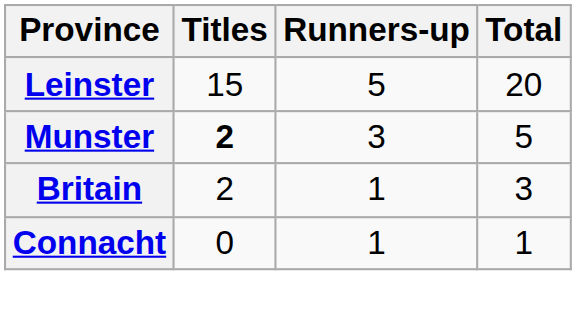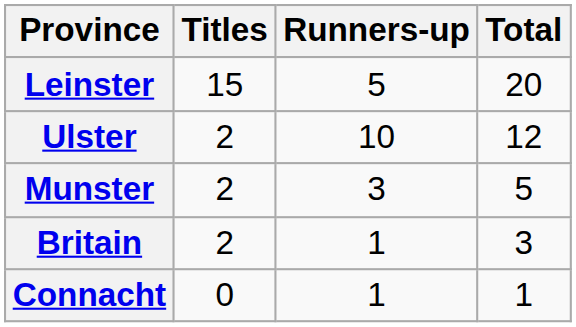+ row: (89, 136)
(225, 136) bold -> (225, 189) normal
